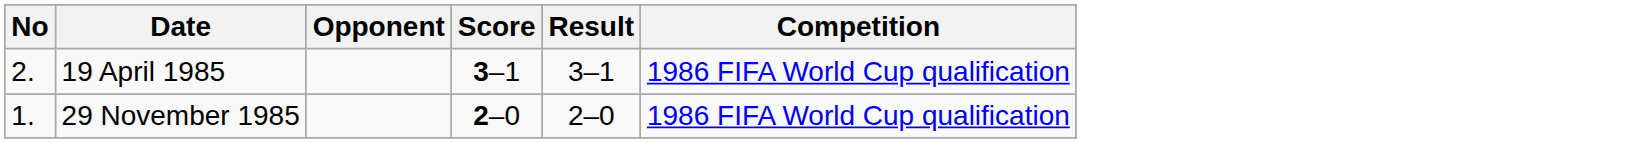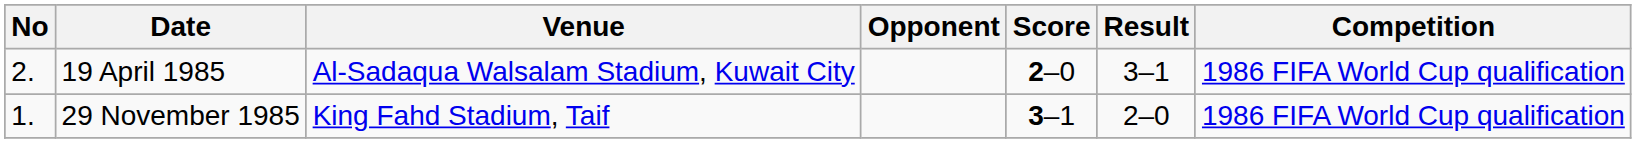+ column: (584, 26)
(497, 71) 3–1 -> (1052, 71) 2–0
(497, 115) 2–0 -> (1052, 115) 3–1
